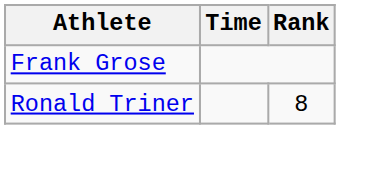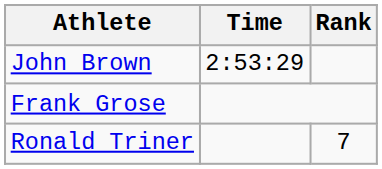+ row: (81, 64)
(301, 103) 8 -> (344, 143) 7
